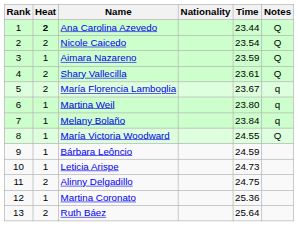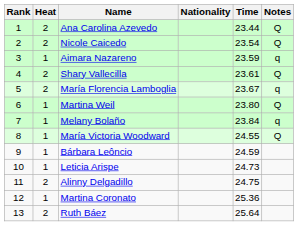(45, 27) bold -> (45, 27) normal
(278, 58) Q -> (277, 58) q
(277, 105) q -> (278, 105) Q
